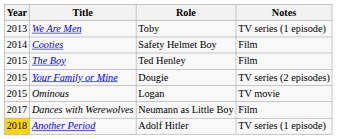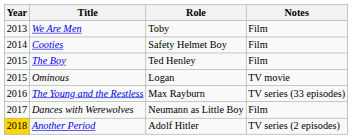(282, 28) TV series (1 episode) -> (258, 28) Film
- row: (75, 77)
+ row: (88, 93)
(282, 126) TV series (1 episode) -> (294, 126) TV series (2 episodes)
